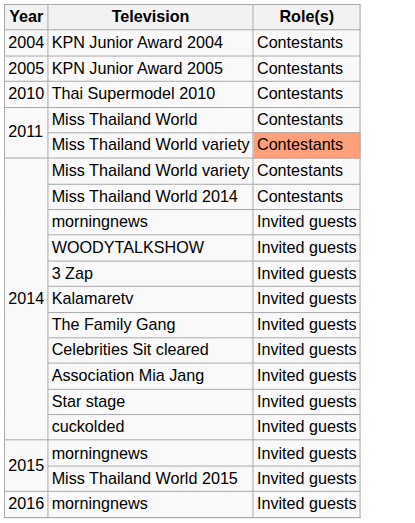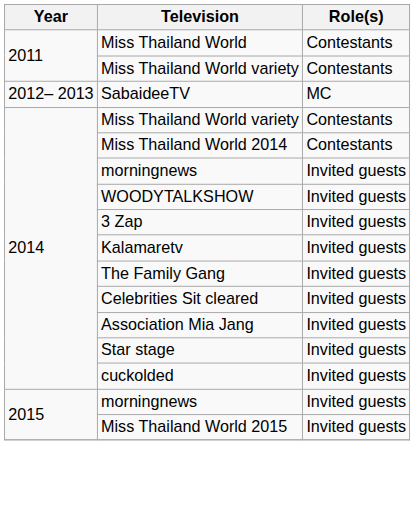- row: (26, 42)
- row: (26, 68)
- row: (26, 94)
(300, 145) lightsalmon background -> (350, 68) no background
+ row: (51, 94)
- row: (26, 504)
